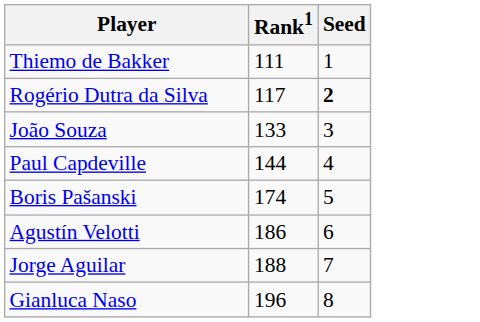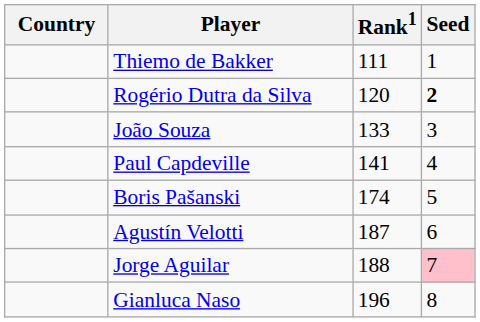+ column: (57, 24)
(270, 95) 117 -> (374, 95) 120
(270, 163) 144 -> (374, 163) 141
(270, 231) 186 -> (374, 231) 187
(328, 265) no background -> (432, 265) pink background
